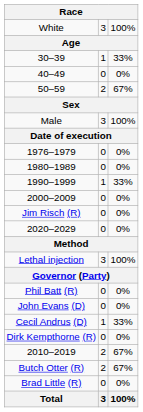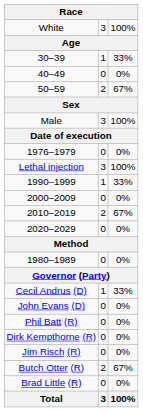rows swapped: (51, 167) <-> (51, 259)
rows swapped: (51, 352) <-> (51, 213)
rows swapped: (51, 321) <-> (51, 290)
